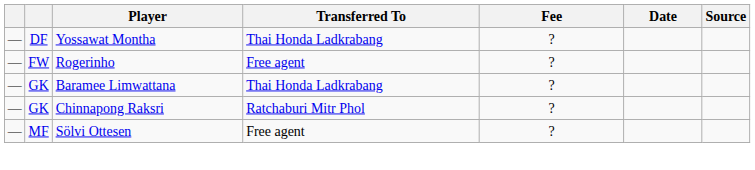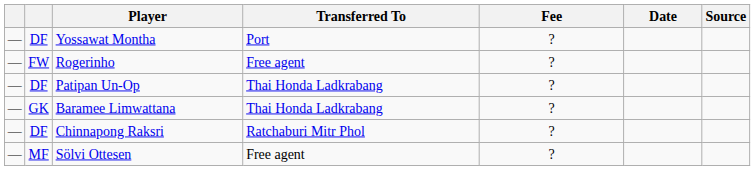(314, 39) Thai Honda Ladkrabang -> (258, 39) Port
+ row: (98, 85)
(39, 108) GK -> (39, 131) DF
